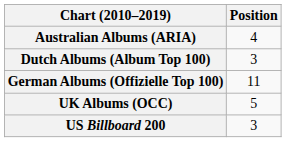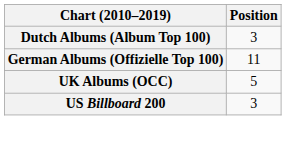- row: (116, 37)
